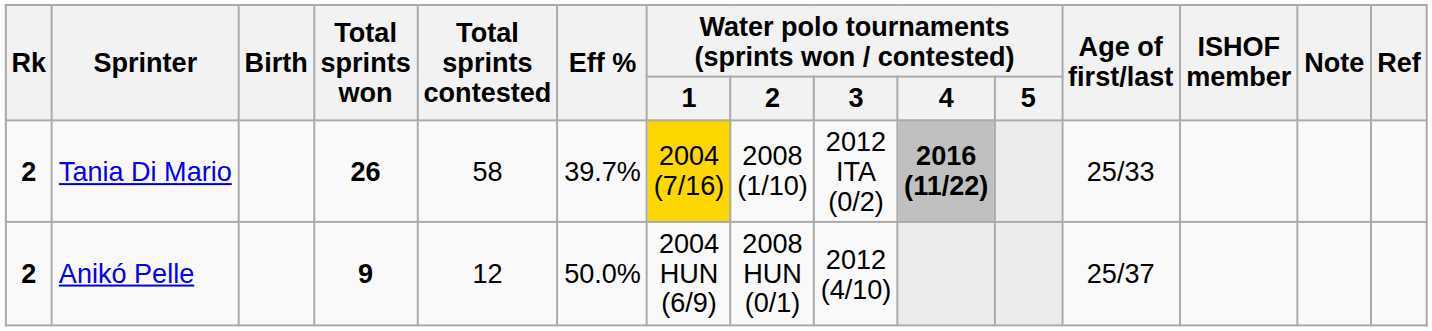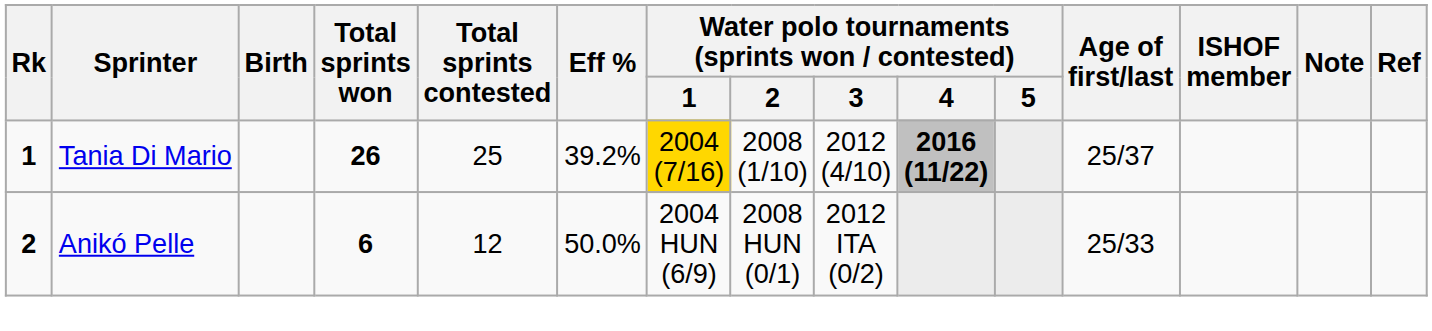(29, 171) 2 -> (29, 156) 1
(487, 171) 58 -> (487, 156) 25
(602, 171) 39.7% -> (602, 156) 39.2%
(856, 171) 2012 ITA (0/2) -> (856, 156) 2012 (4/10)
(1121, 171) 25/33 -> (1121, 156) 25/37
(366, 273) 9 -> (366, 243) 6
(856, 273) 2012 (4/10) -> (856, 243) 2012 ITA (0/2)
(1121, 273) 25/37 -> (1121, 243) 25/33
